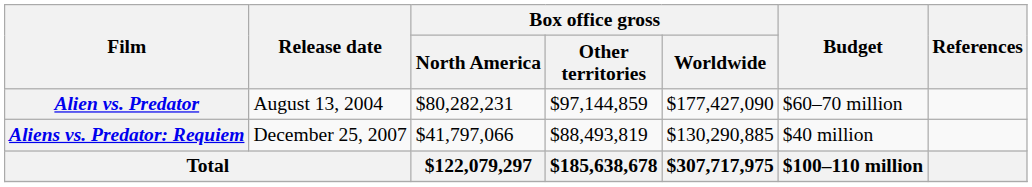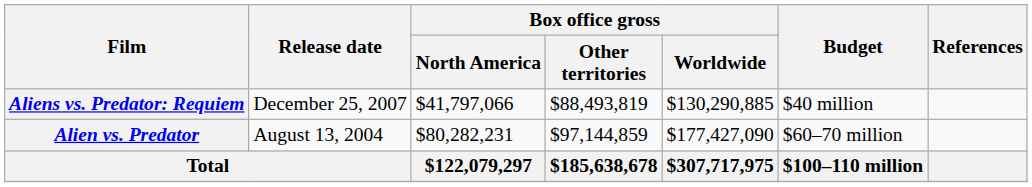rows swapped: (127, 103) <-> (127, 134)
